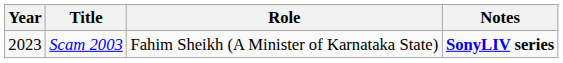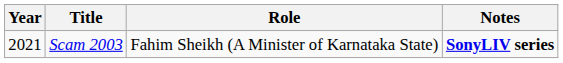(25, 44) 2023 -> (25, 44) 2021
